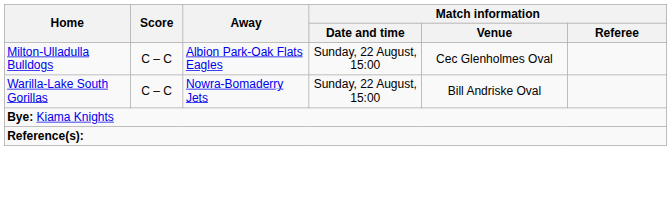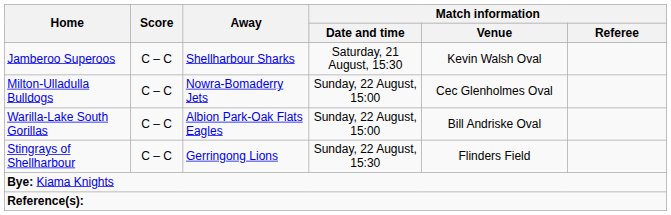+ row: (61, 58)
(244, 58) Albion Park-Oak Flats Eagles -> (235, 91) Nowra-Bomaderry Jets
(235, 91) Nowra-Bomaderry Jets -> (244, 123) Albion Park-Oak Flats Eagles
+ row: (41, 156)
